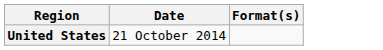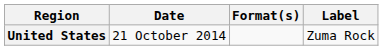+ column: (341, 15)
